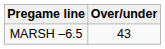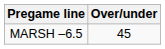(124, 34) 43 -> (124, 34) 45
